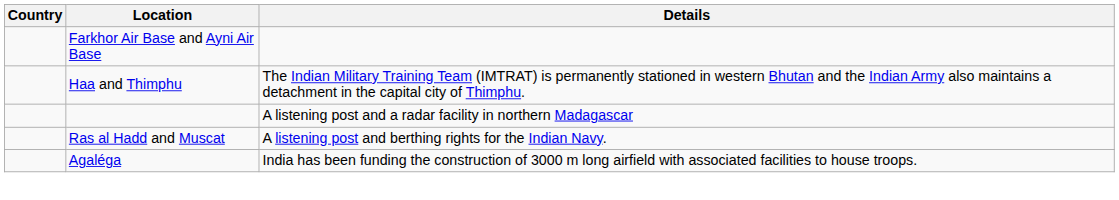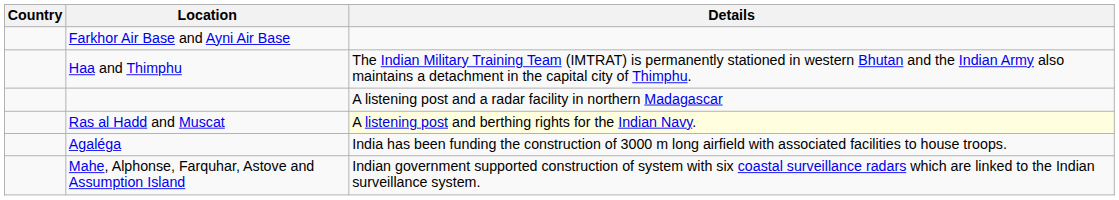(435, 138) no background -> (524, 122) lightyellow background
+ row: (192, 175)
